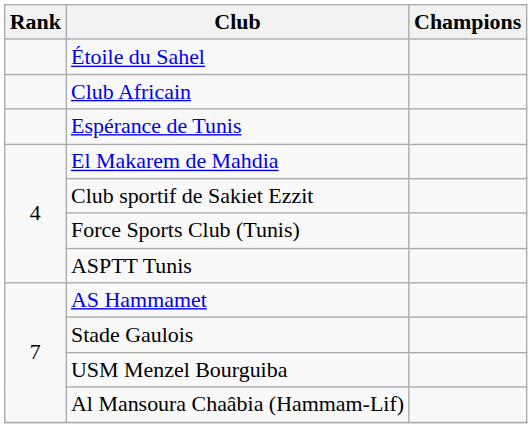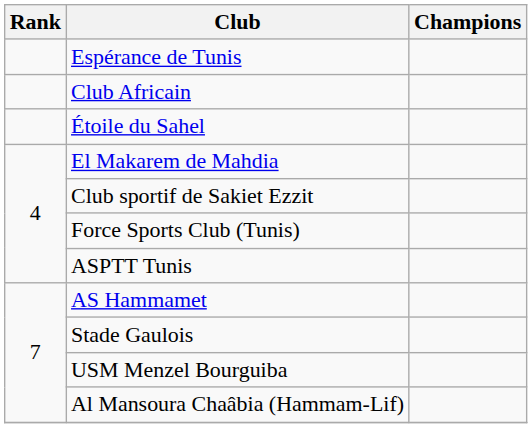rows swapped: (156, 126) <-> (138, 56)
